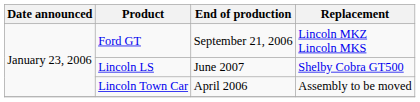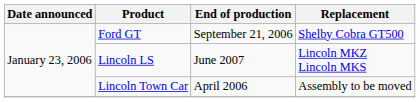(333, 40) Lincoln MKZ Lincoln MKS -> (351, 33) Shelby Cobra GT500
(351, 67) Shelby Cobra GT500 -> (333, 60) Lincoln MKZ Lincoln MKS
